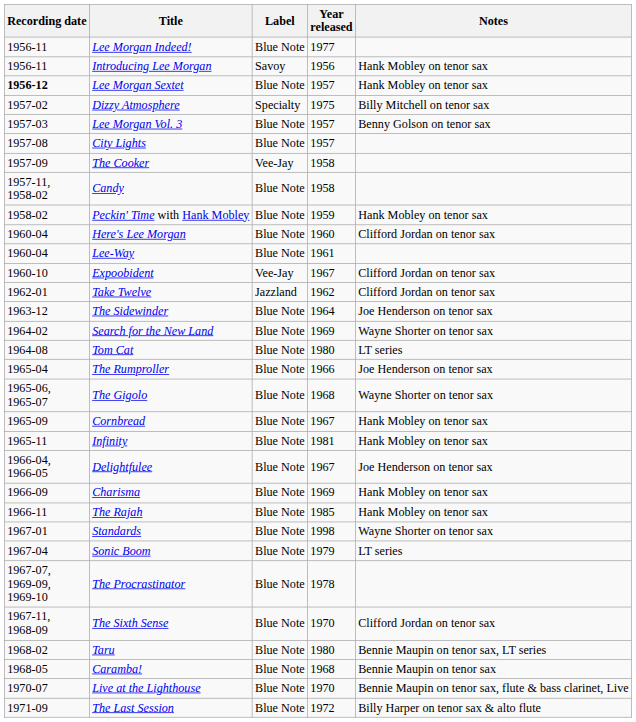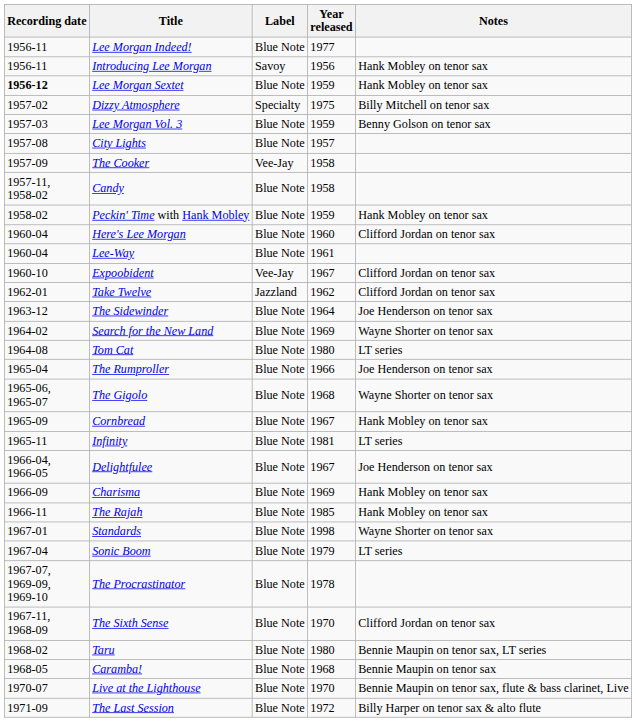(322, 85) 1957 -> (322, 85) 1959
(322, 124) 1957 -> (322, 124) 1959
(423, 440) Hank Mobley on tenor sax -> (380, 440) LT series
